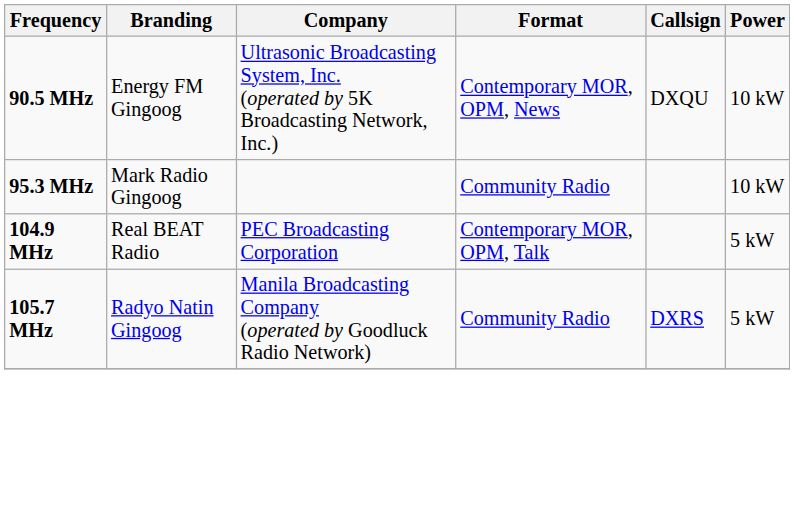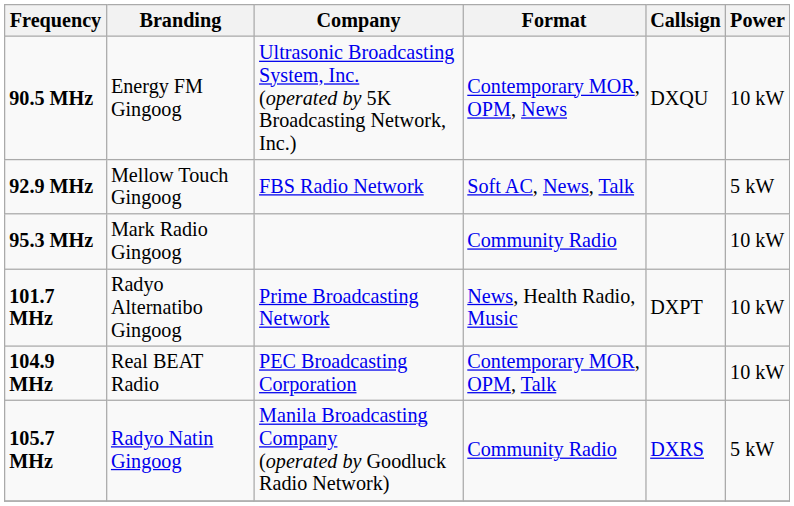+ row: (51, 186)
+ row: (32, 307)
(752, 241) 5 kW -> (757, 373) 10 kW
